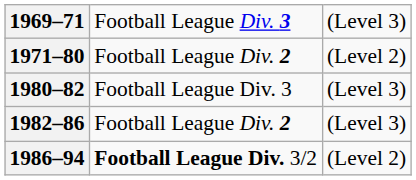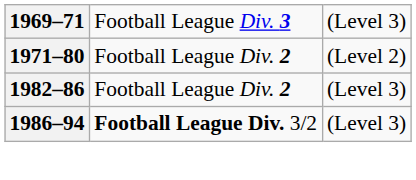- row: (47, 89)
(367, 157) (Level 2) -> (367, 123) (Level 3)
